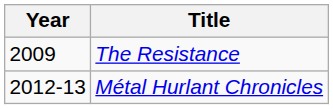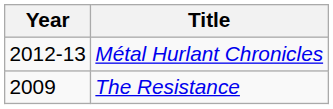rows swapped: (168, 53) <-> (209, 86)
